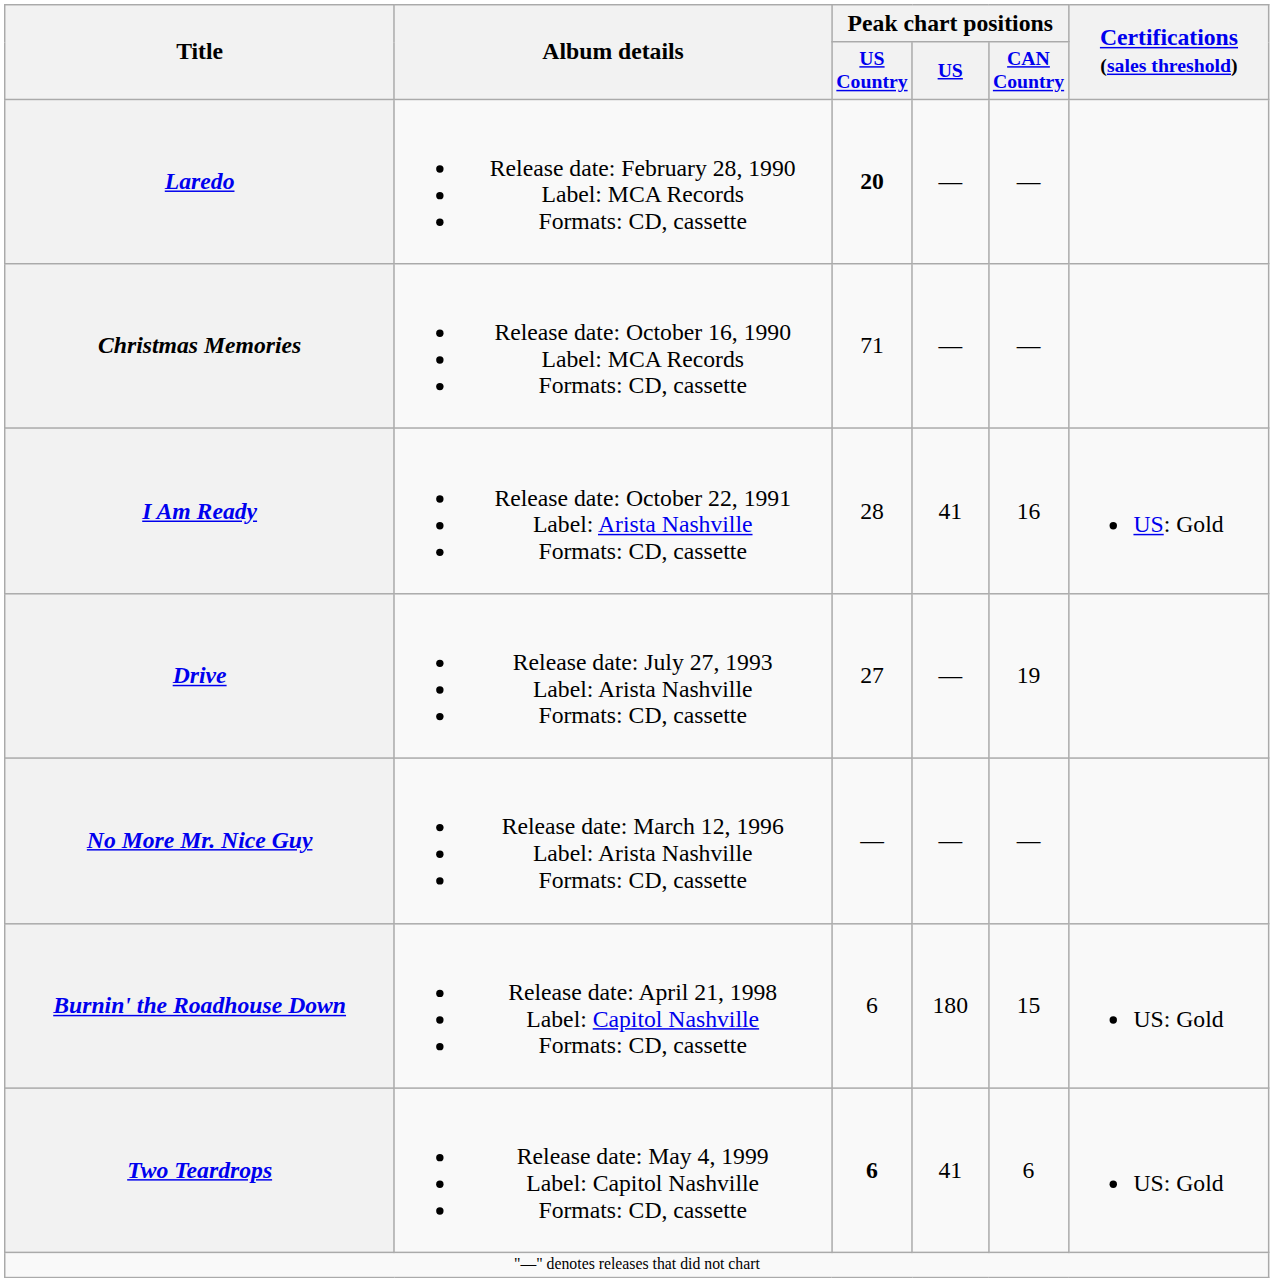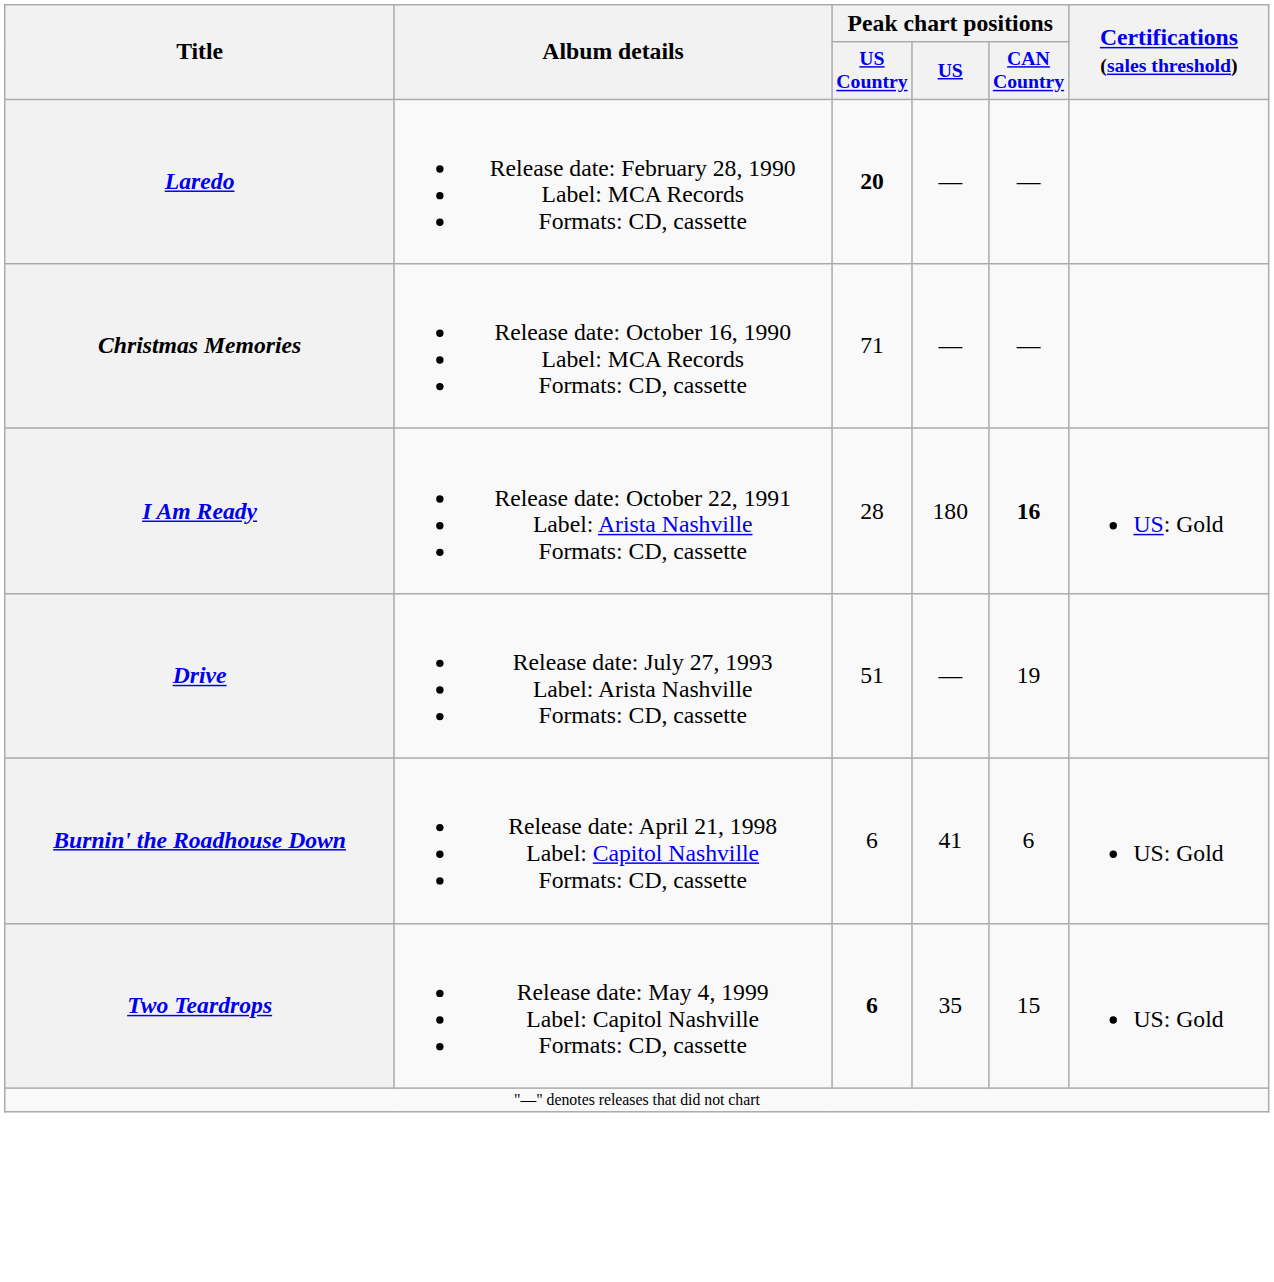(950, 510) 41 -> (950, 510) 180
(1029, 510) normal -> (1029, 510) bold
(872, 675) 27 -> (872, 675) 51
- row: (200, 840)
(950, 1005) 180 -> (950, 840) 41
(1029, 1005) 15 -> (1029, 840) 6
(950, 1170) 41 -> (950, 1005) 35
(1029, 1170) 6 -> (1029, 1005) 15
